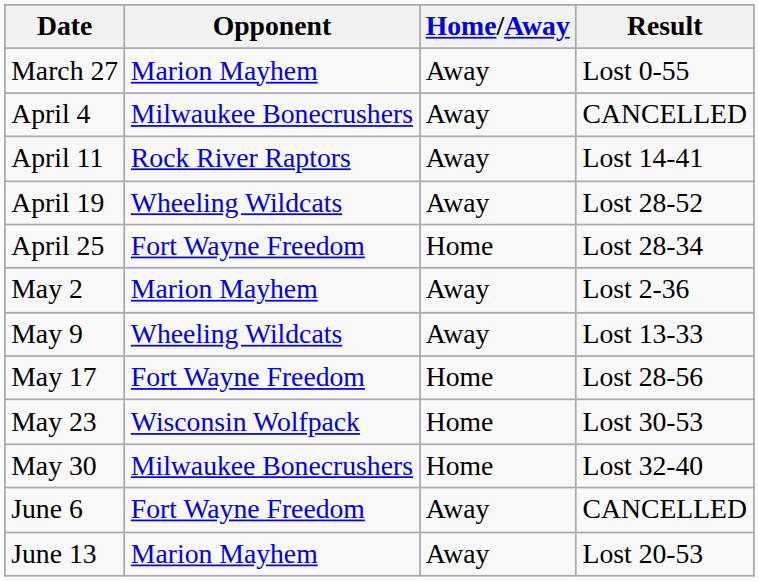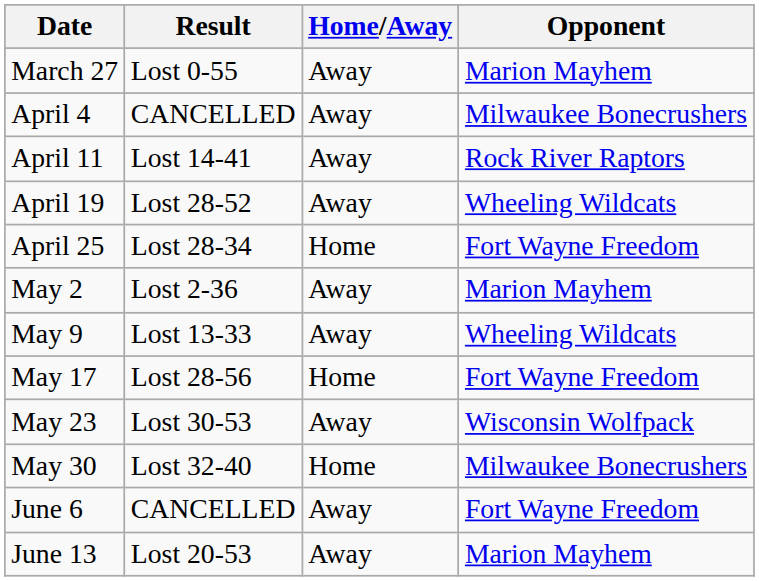columns swapped: (272, 26) <-> (665, 26)
(460, 421) Home -> (340, 421) Away
